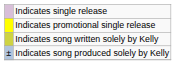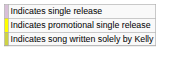- row: (92, 53)
